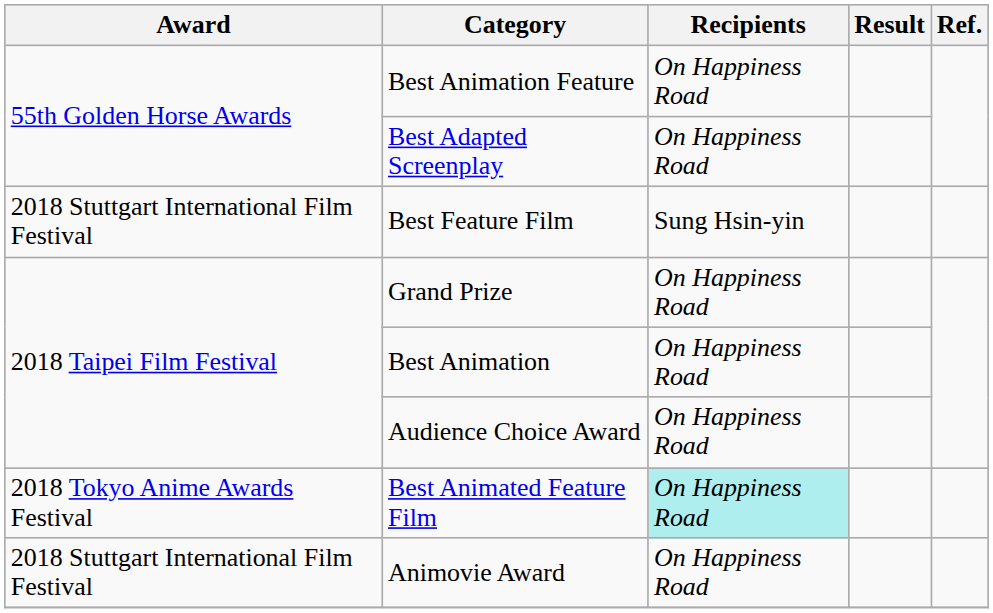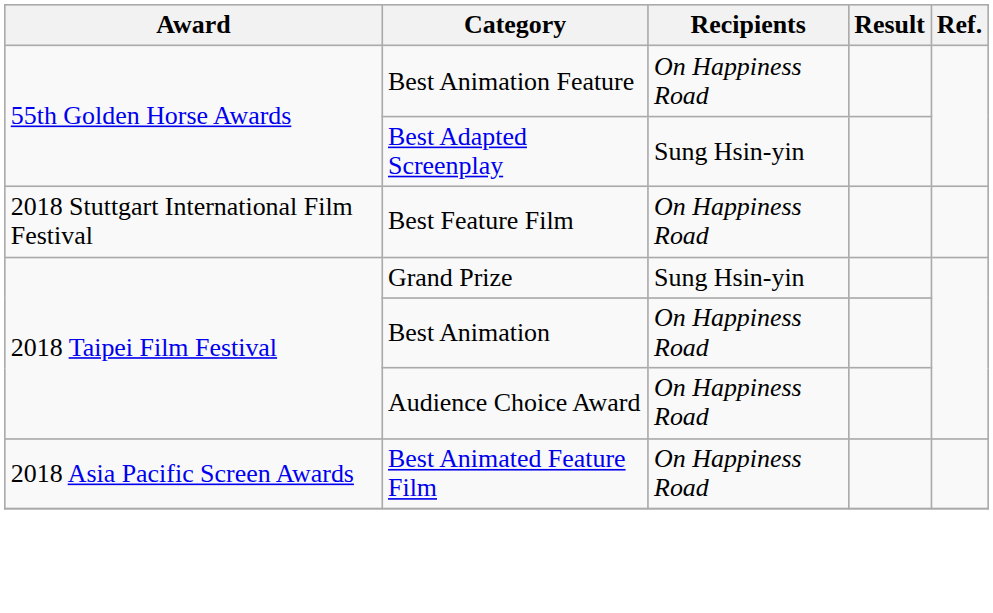(728, 151) On Happiness Road -> (729, 151) Sung Hsin-yin
(729, 221) Sung Hsin-yin -> (728, 221) On Happiness Road
(728, 291) On Happiness Road -> (729, 276) Sung Hsin-yin
(152, 502) 2018 Tokyo Anime Awards Festival -> (182, 473) 2018 Asia Pacific Screen Awards
(728, 502) paleturquoise background -> (728, 473) no background
- row: (476, 572)
